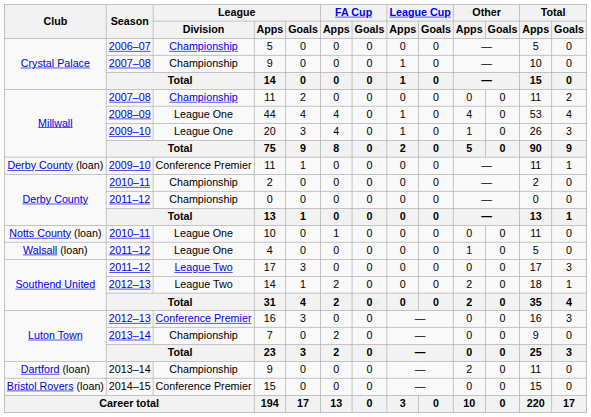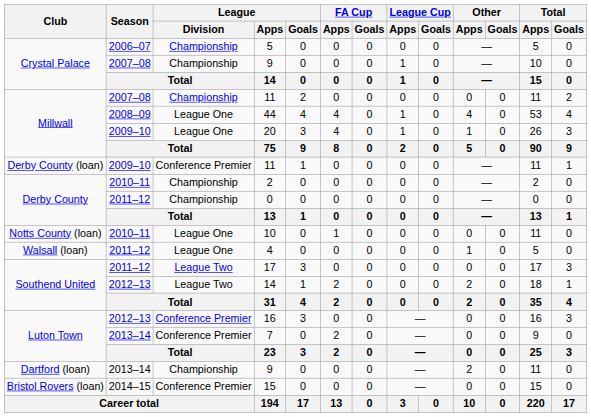(203, 336) Championship -> (203, 336) Conference Premier
